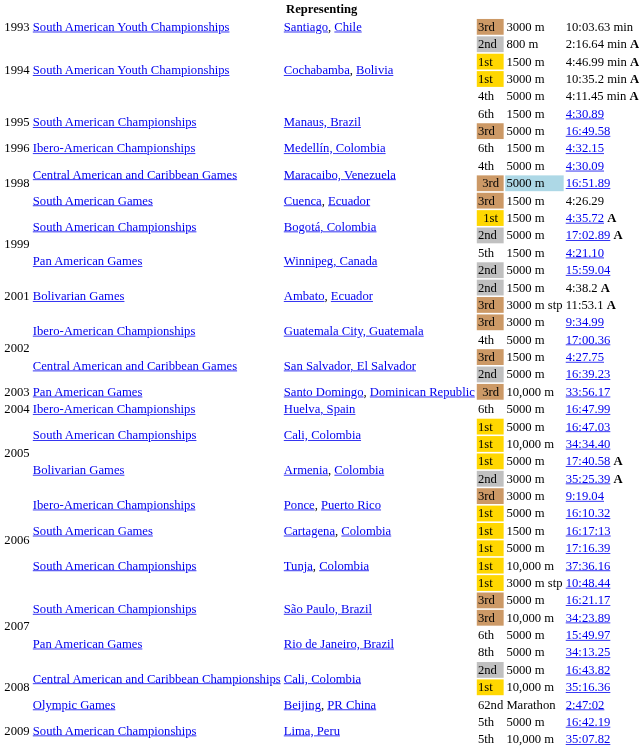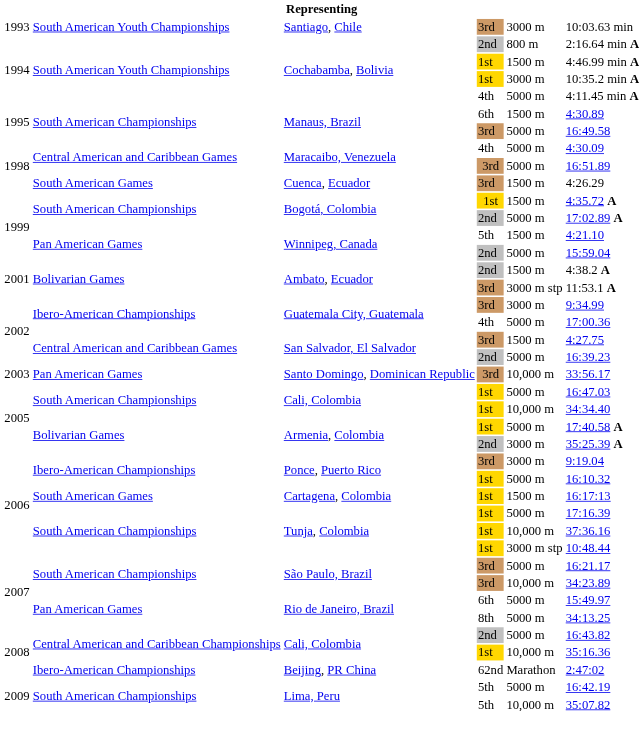- row: (335, 148)
(526, 183) lightblue background -> (526, 166) no background
- row: (320, 409)
(74, 704) Olympic Games -> (114, 670) Ibero-American Championships
